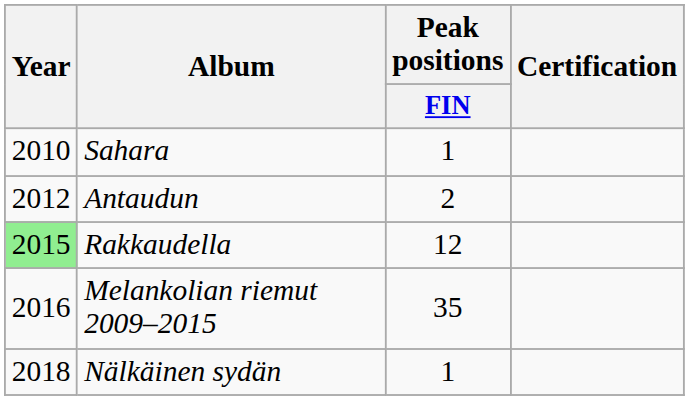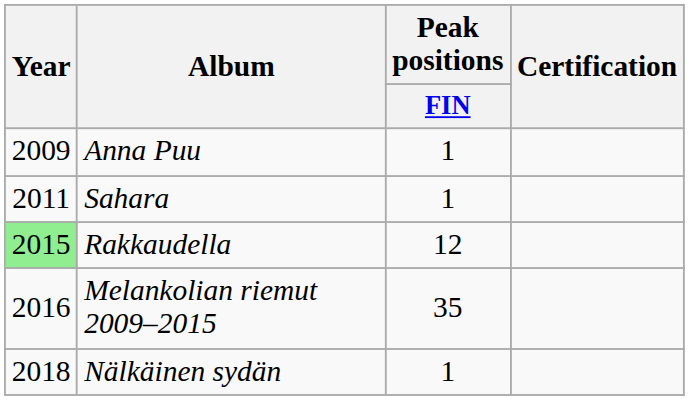+ row: (143, 151)
(41, 151) 2010 -> (41, 198) 2011
- row: (141, 198)
